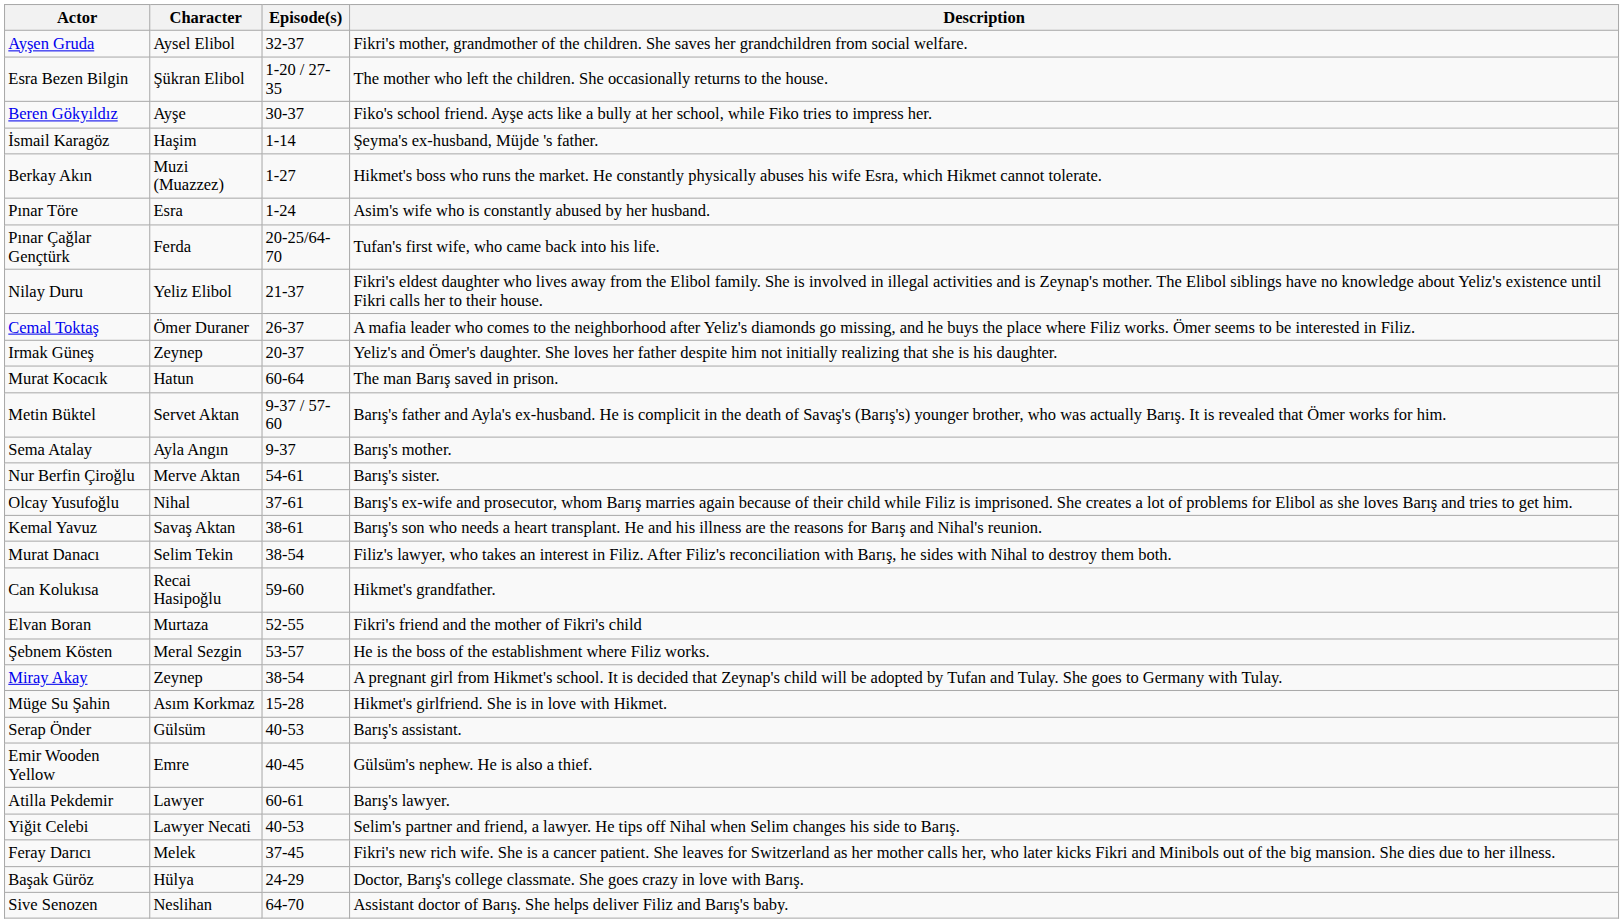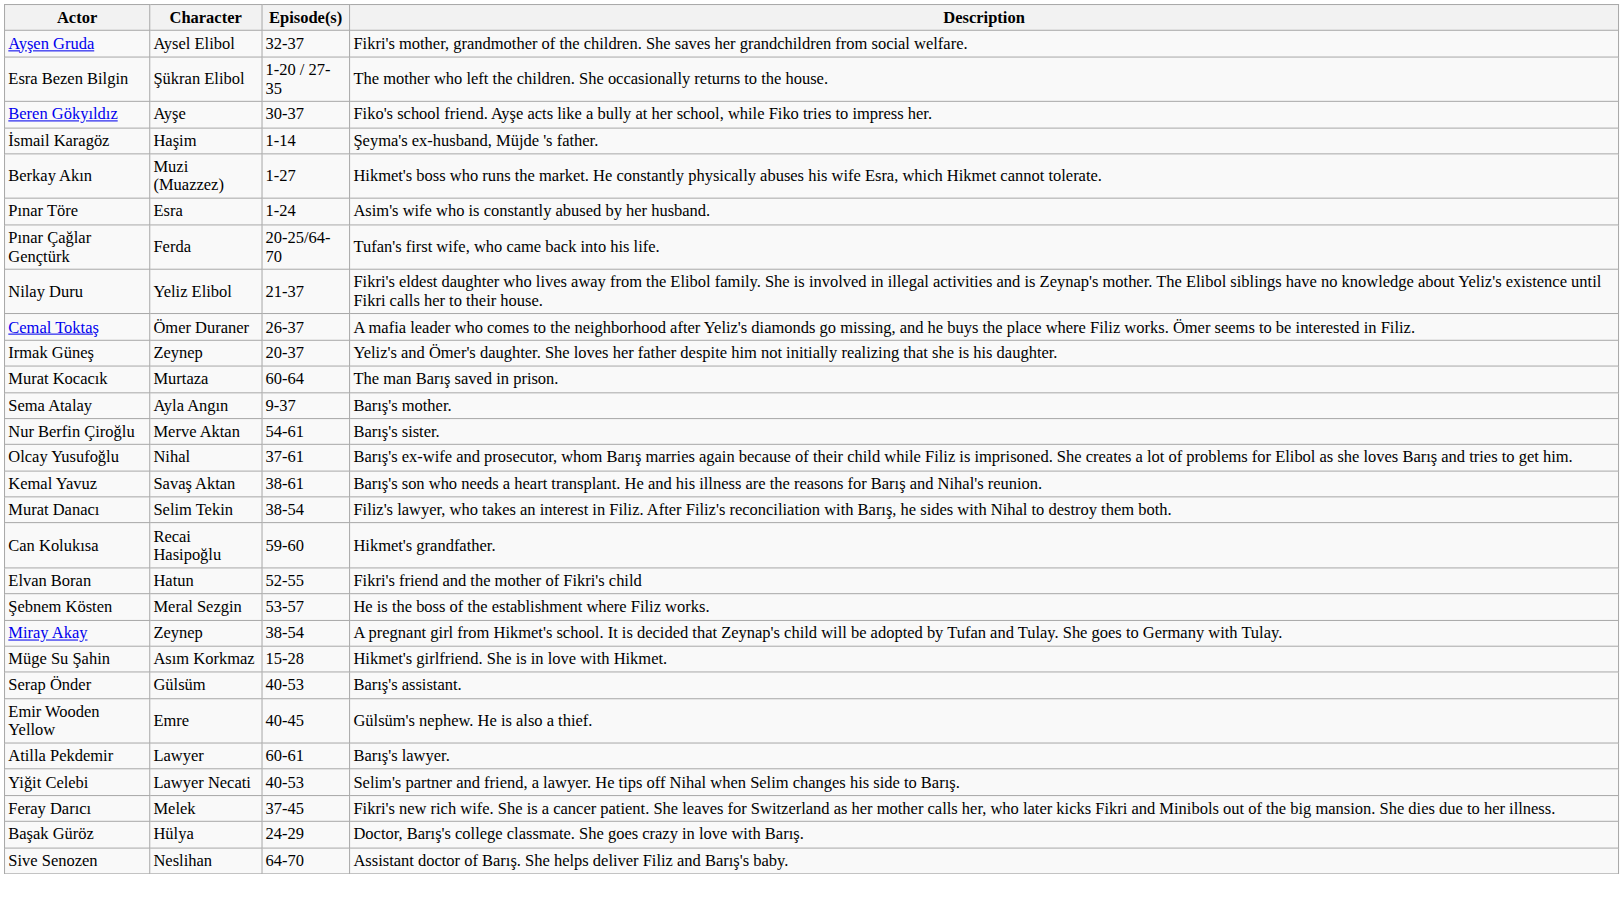(174, 379) Hatun -> (181, 379) Murtaza
- row: (52, 414)
(181, 625) Murtaza -> (174, 580) Hatun
